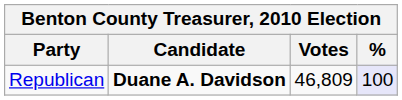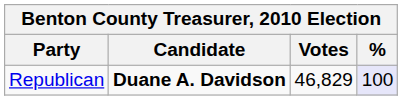(324, 79) 46,809 -> (324, 79) 46,829
